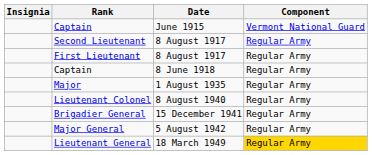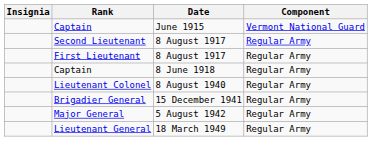- row: (67, 85)
(279, 143) gold background -> (279, 129) no background
